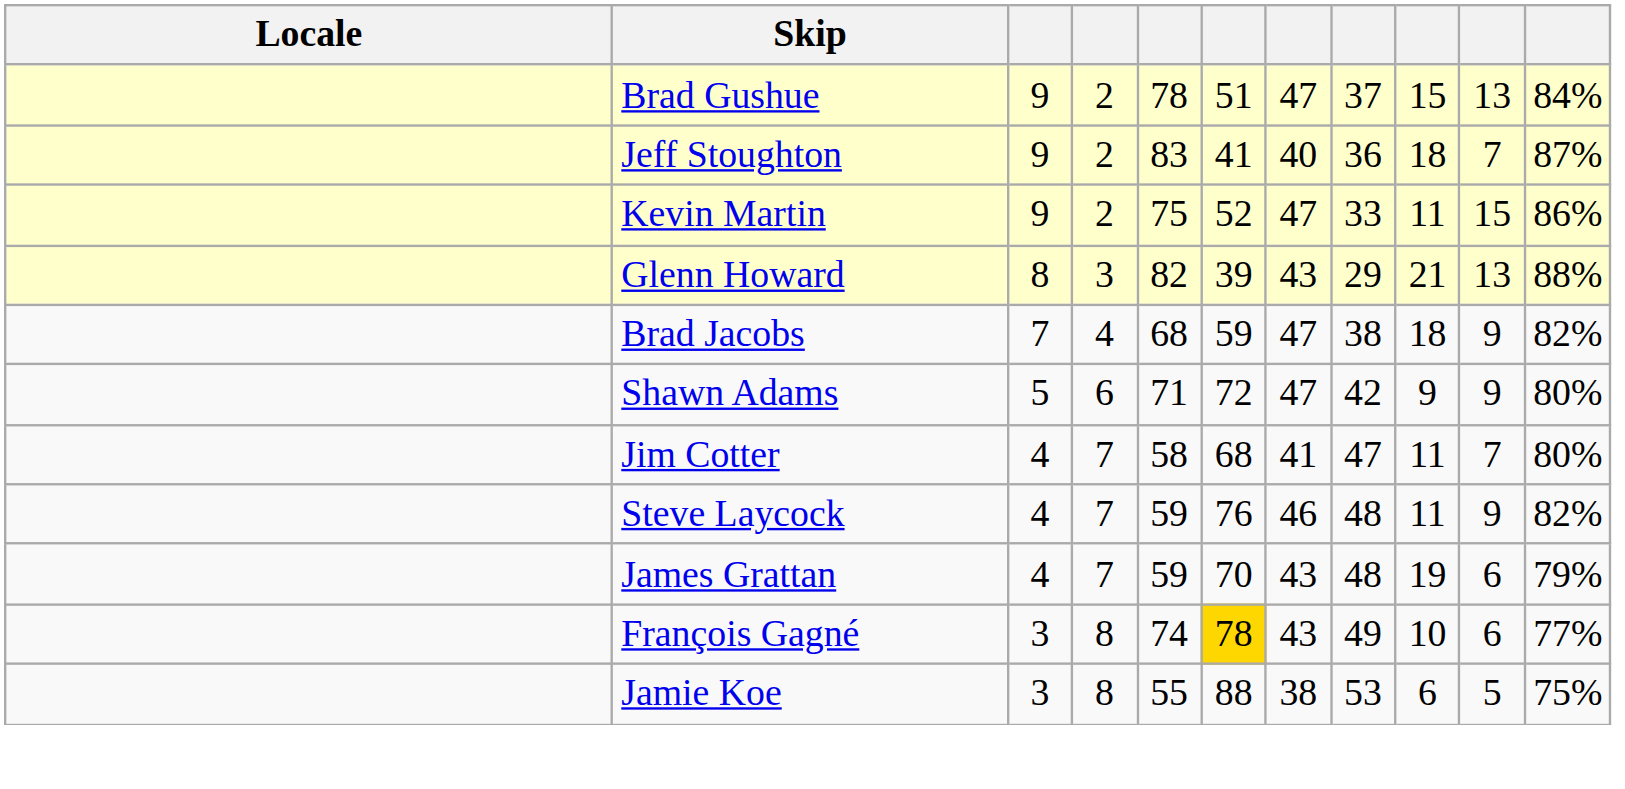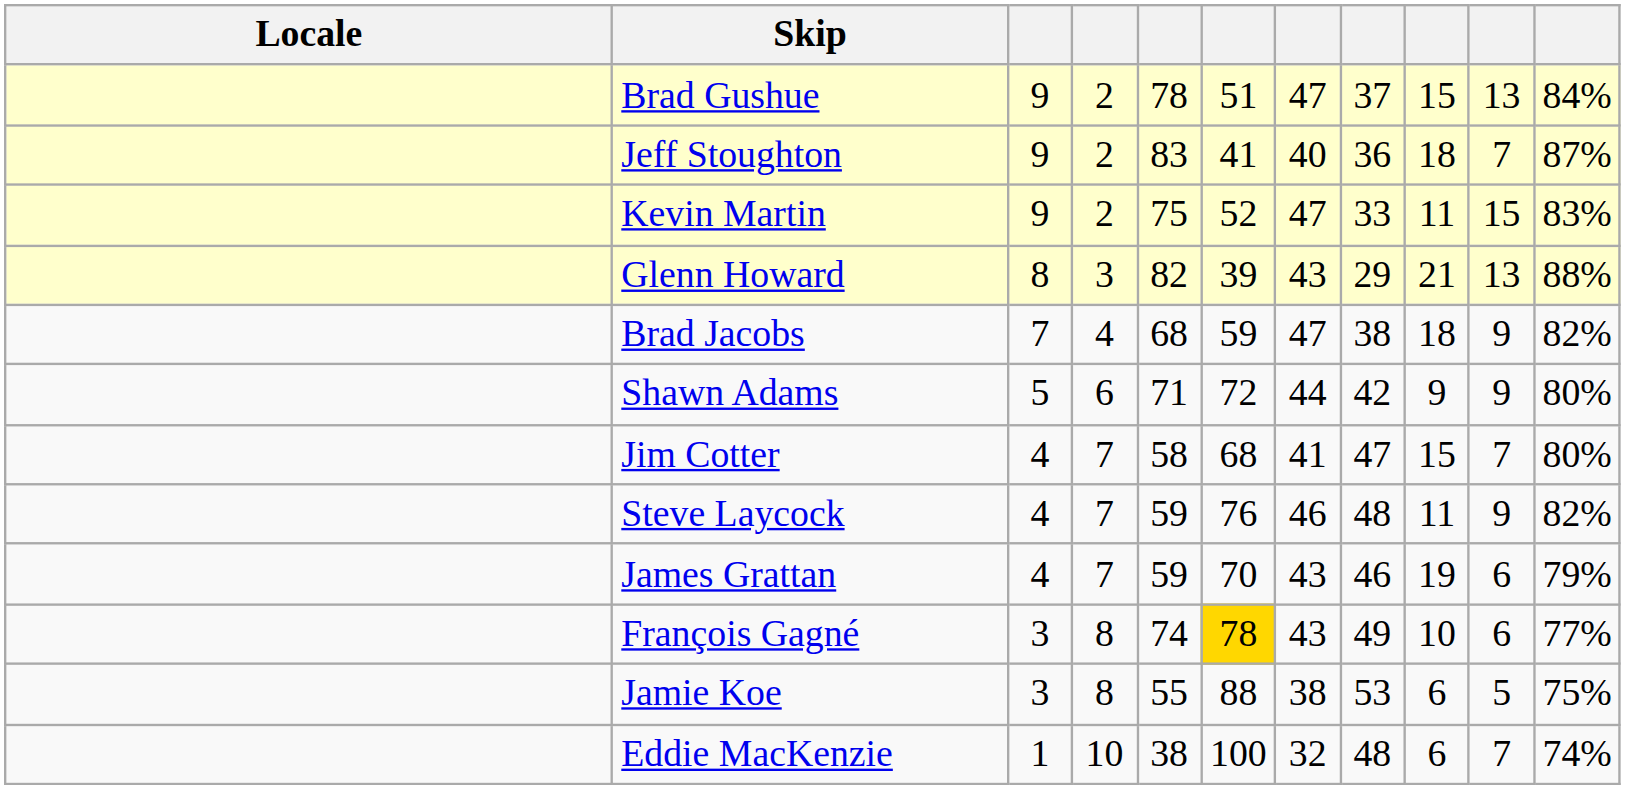(1568, 214) 86% -> (1577, 214) 83%
(1298, 393) 47 -> (1308, 393) 44
(1428, 453) 11 -> (1437, 453) 15
(1363, 573) 48 -> (1372, 573) 46
+ row: (757, 753)
